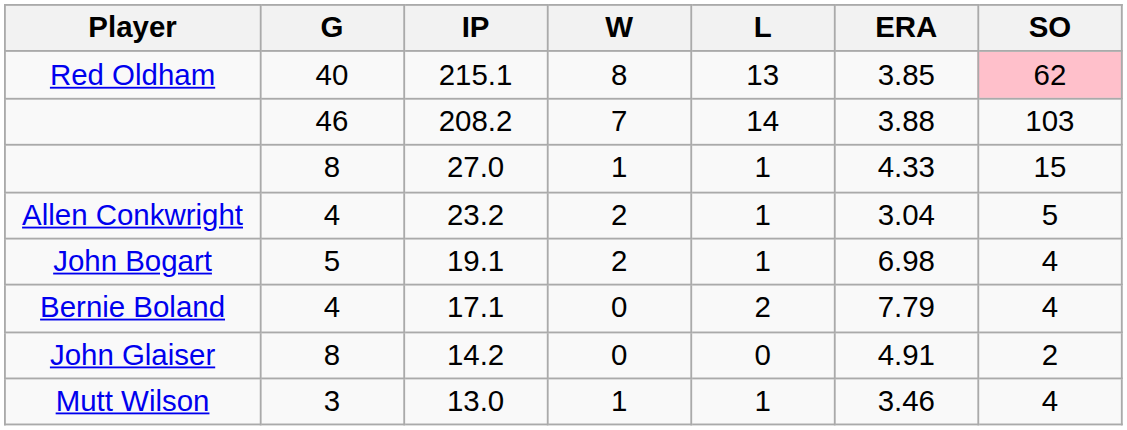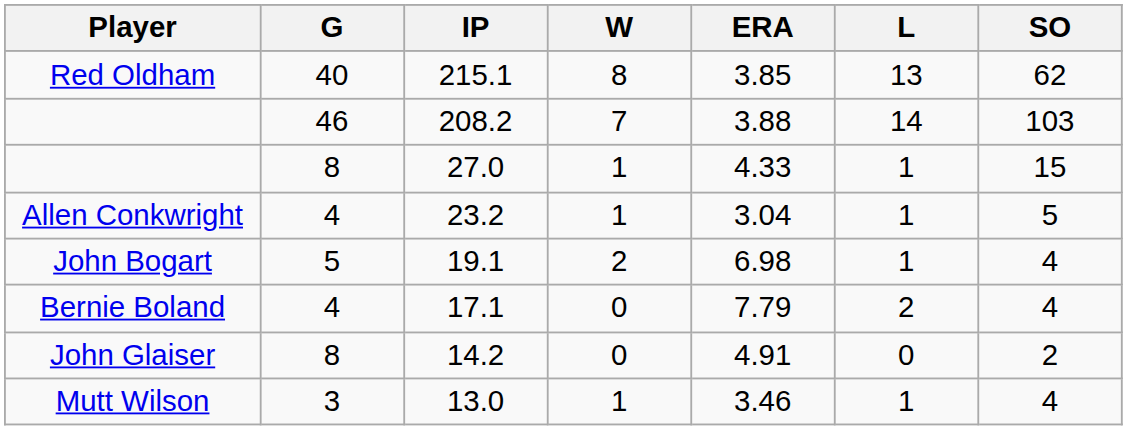columns swapped: (763, 27) <-> (906, 27)
(1050, 74) pink background -> (1050, 74) no background
(619, 214) 2 -> (619, 214) 1
